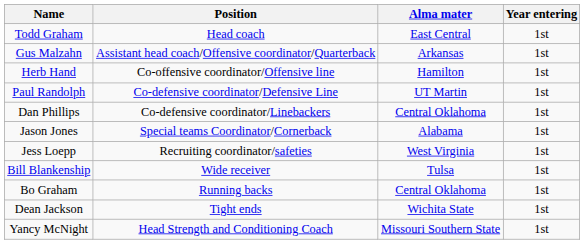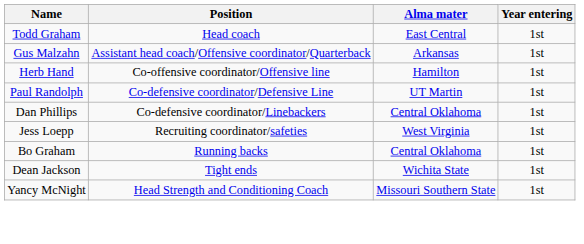- row: (49, 131)
- row: (49, 170)
